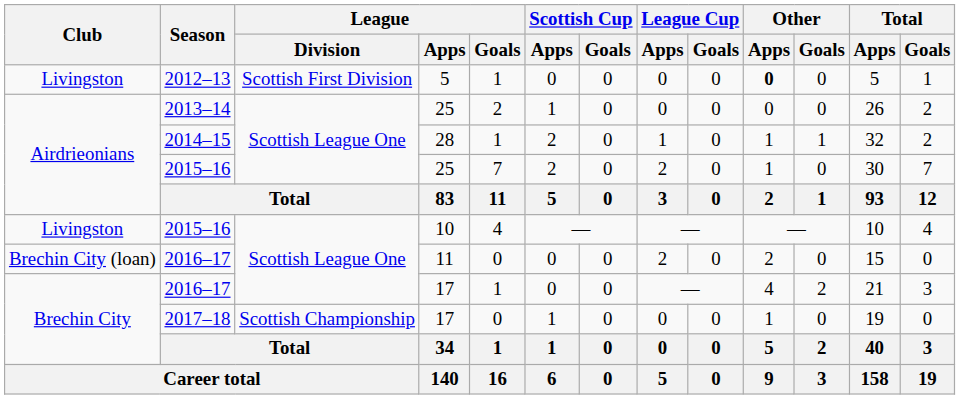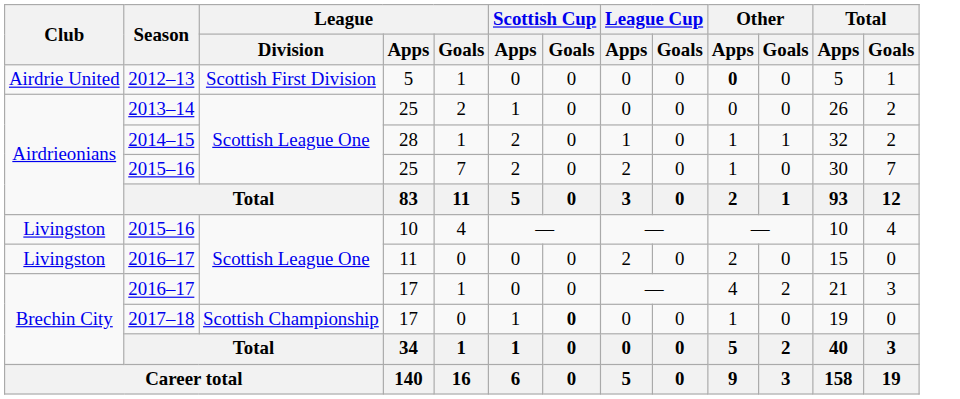(82, 79) Livingston -> (64, 79) Airdrie United
(82, 259) Brechin City (loan) -> (64, 259) Livingston
(608, 318) normal -> (572, 318) bold
